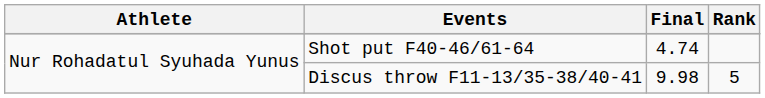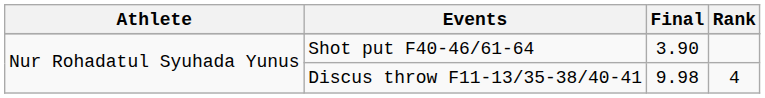(677, 49) 4.74 -> (677, 49) 3.90
(734, 78) 5 -> (734, 78) 4
